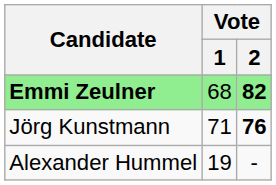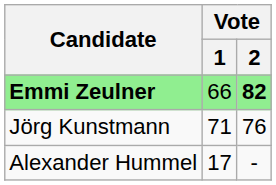(220, 92) 68 -> (220, 92) 66
(254, 127) bold -> (254, 127) normal
(220, 162) 19 -> (220, 162) 17
